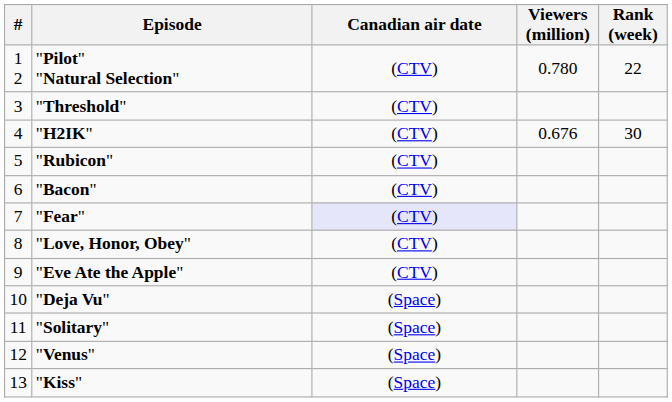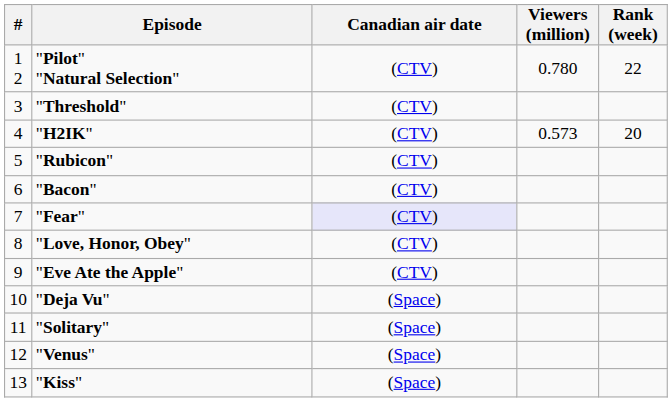(558, 133) 0.676 -> (558, 133) 0.573
(633, 133) 30 -> (633, 133) 20
